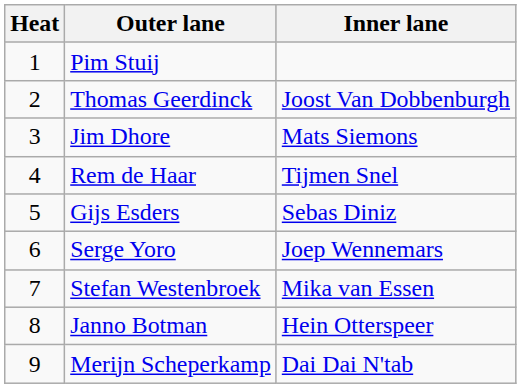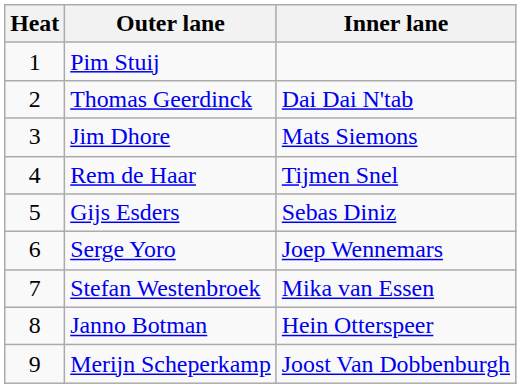(396, 99) Joost Van Dobbenburgh -> (347, 99) Dai Dai N'tab
(347, 363) Dai Dai N'tab -> (396, 363) Joost Van Dobbenburgh
